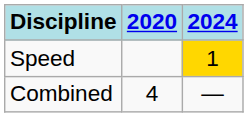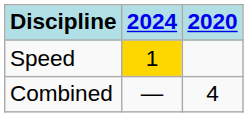columns swapped: (152, 22) <-> (213, 22)
